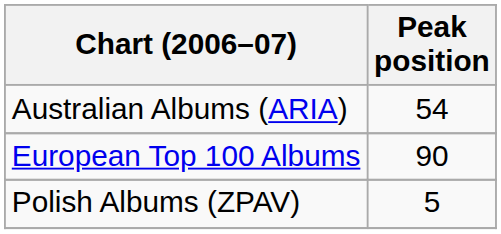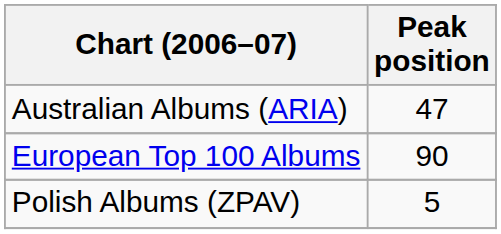(432, 108) 54 -> (432, 108) 47
